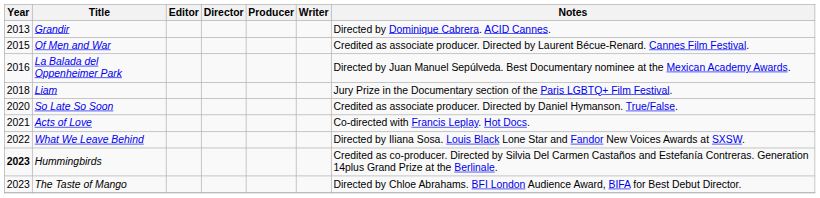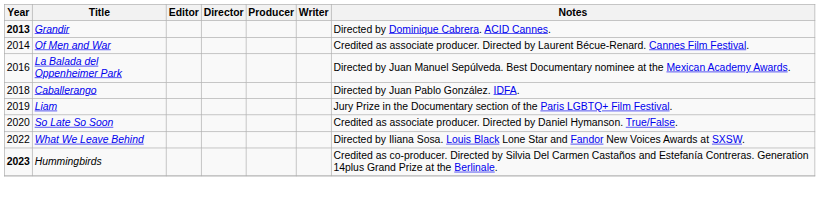(18, 29) normal -> (18, 29) bold
(18, 45) 2015 -> (18, 45) 2014
+ row: (66, 90)
(18, 90) 2018 -> (18, 106) 2019
- row: (63, 123)
- row: (81, 184)
